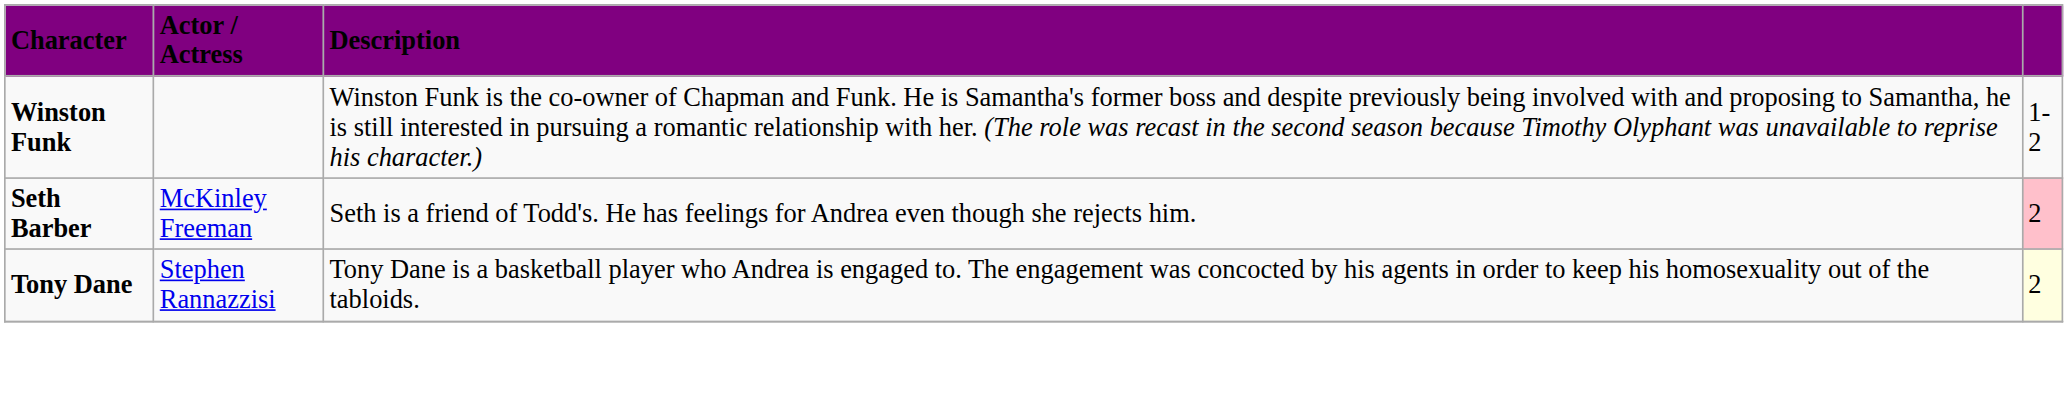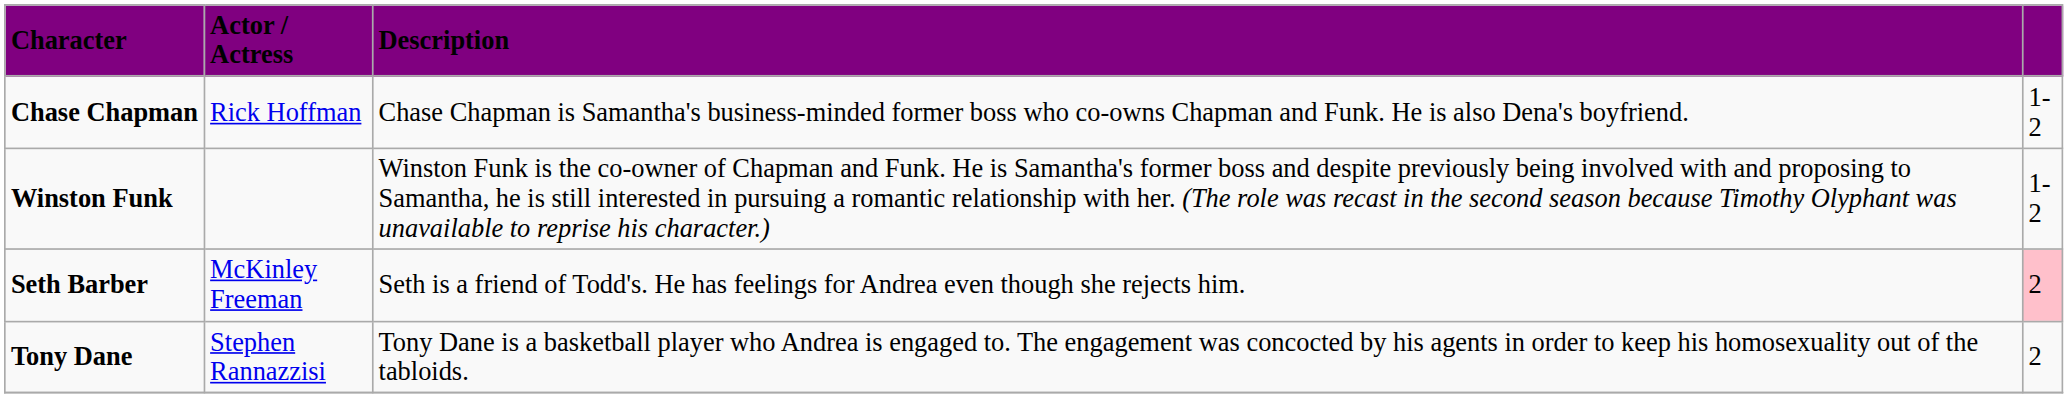+ row: (104, 111)
(2035, 284) lightyellow background -> (2035, 356) no background
